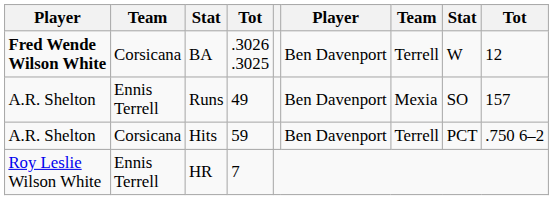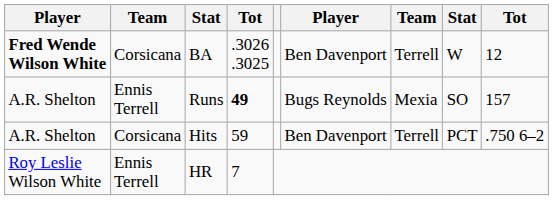(240, 99) normal -> (240, 99) bold
(336, 99) Ben Davenport -> (336, 99) Bugs Reynolds
